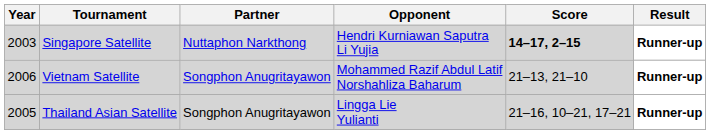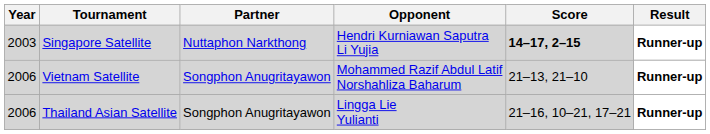(22, 113) 2005 -> (22, 113) 2006
